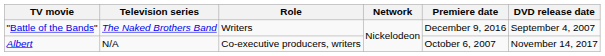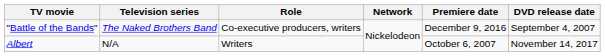(237, 28) Writers -> (291, 28) Co-executive producers, writers
(291, 43) Co-executive producers, writers -> (237, 43) Writers
